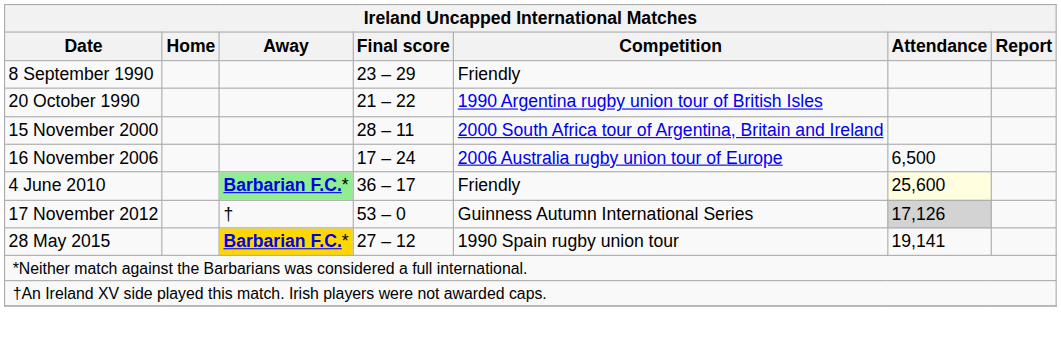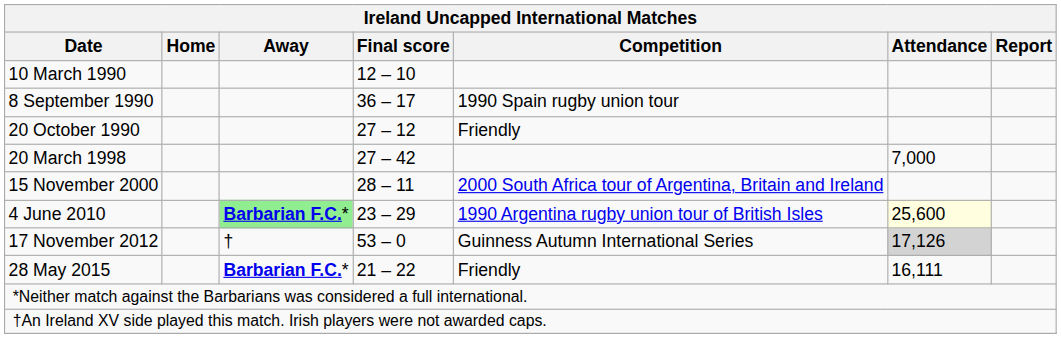+ row: (67, 74)
(386, 74) 23 – 29 -> (386, 102) 36 – 17
(489, 74) Friendly -> (568, 102) 1990 Spain rugby union tour
(386, 102) 21 – 22 -> (386, 130) 27 – 12
(640, 102) 1990 Argentina rugby union tour of British Isles -> (489, 130) Friendly
+ row: (67, 158)
- row: (83, 158)
(386, 185) 36 – 17 -> (386, 213) 23 – 29
(489, 185) Friendly -> (640, 213) 1990 Argentina rugby union tour of British Isles
(286, 241) gold background -> (286, 269) no background
(386, 241) 27 – 12 -> (386, 269) 21 – 22
(568, 241) 1990 Spain rugby union tour -> (489, 269) Friendly
(918, 241) 19,141 -> (917, 269) 16,111
